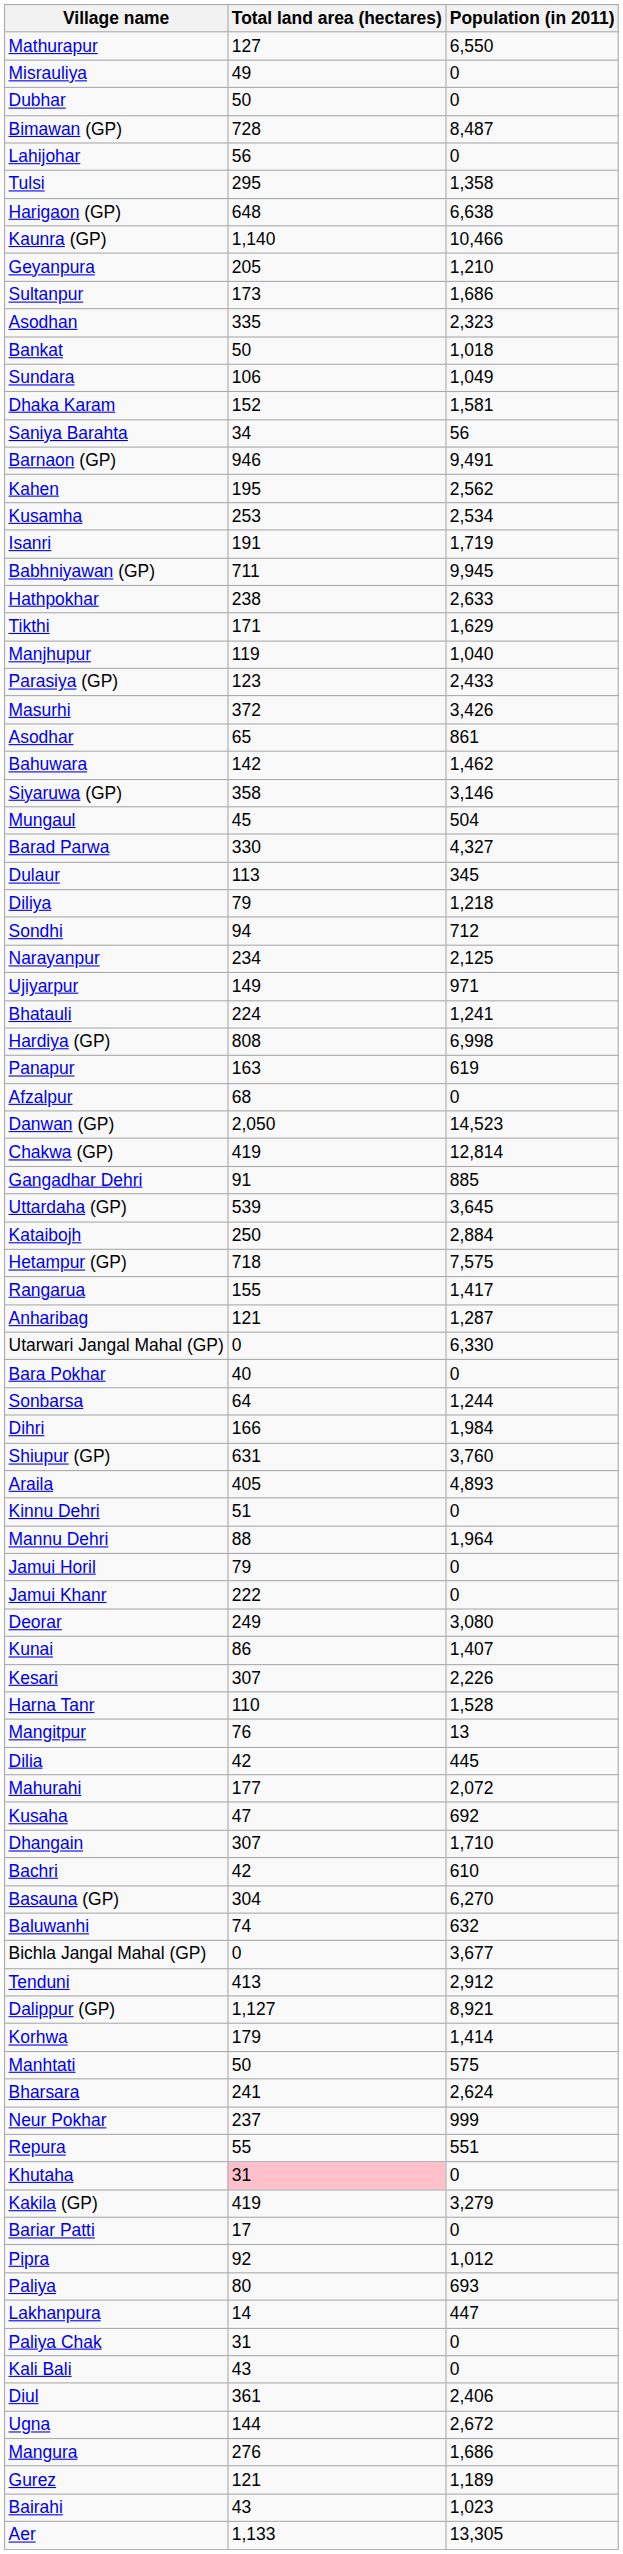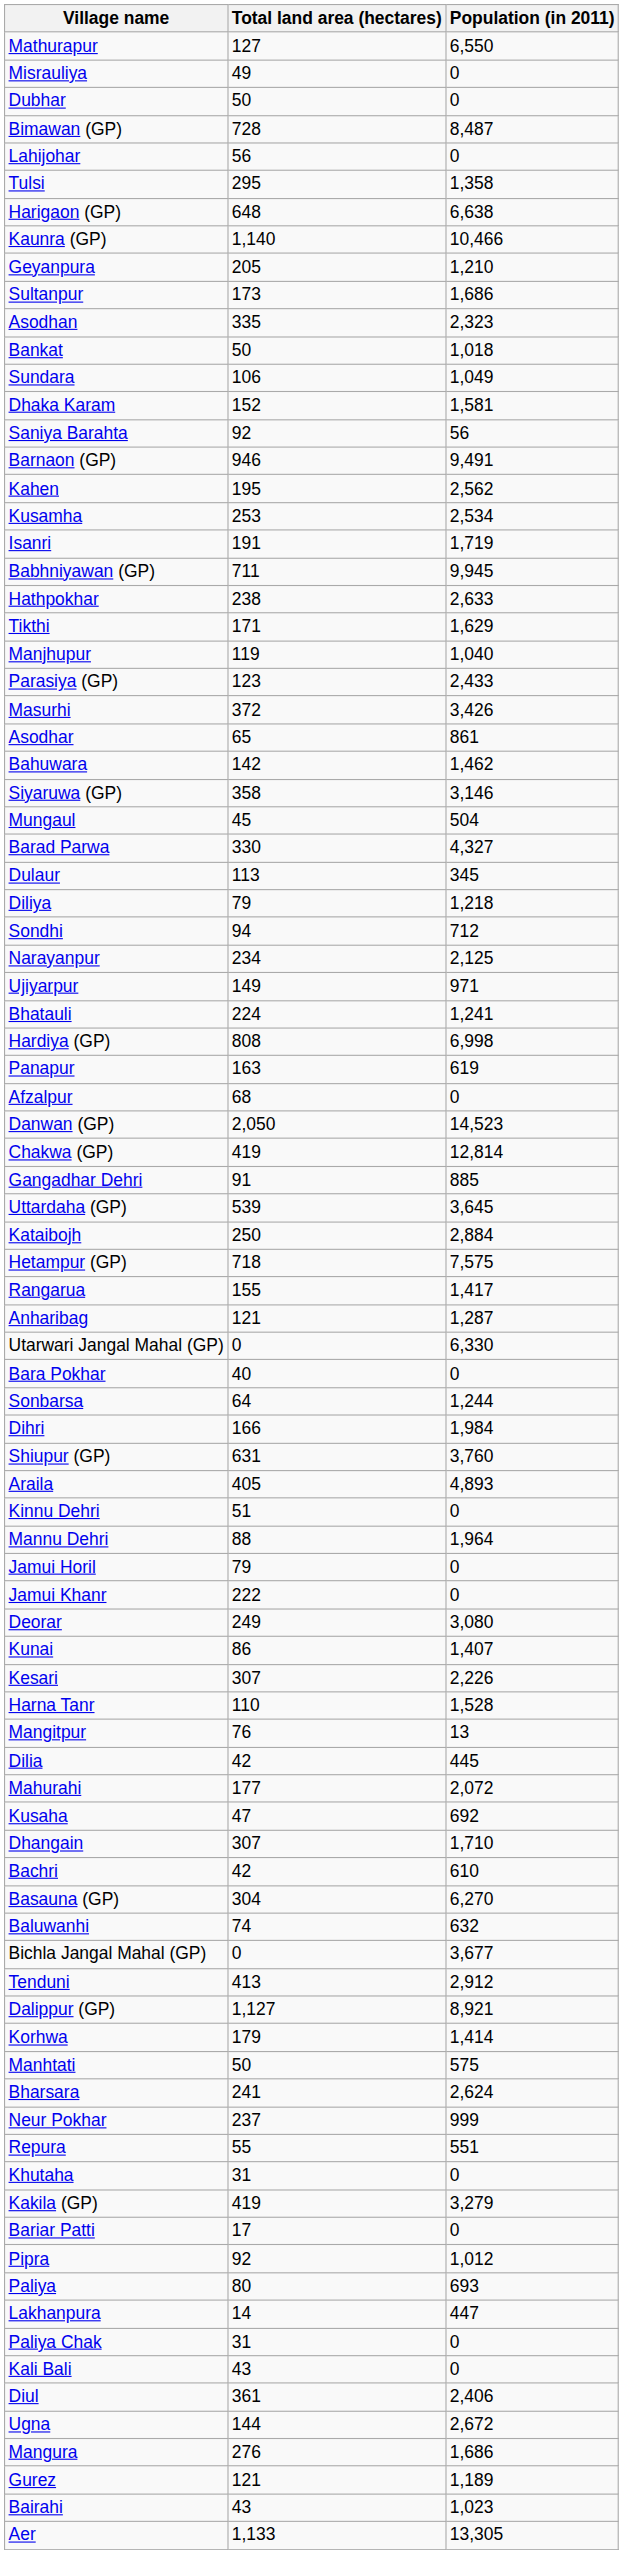(241, 433) 34 -> (241, 433) 92
(241, 2175) pink background -> (241, 2175) no background
